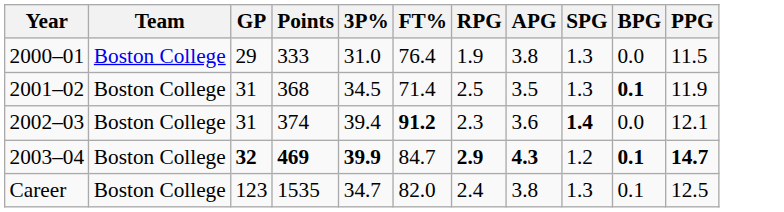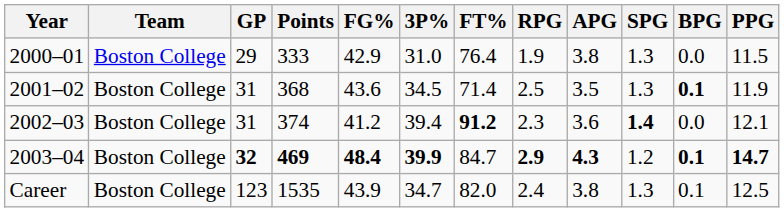+ column: (369, 21)
